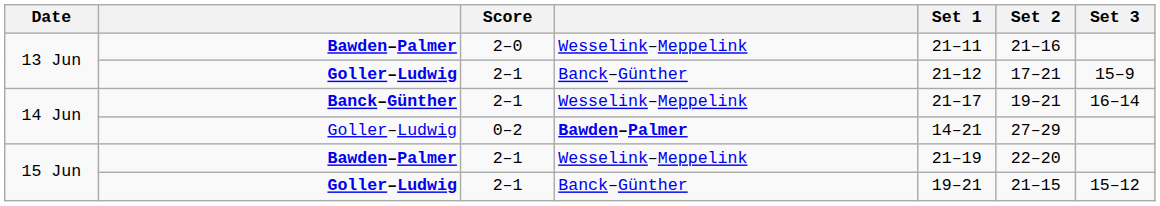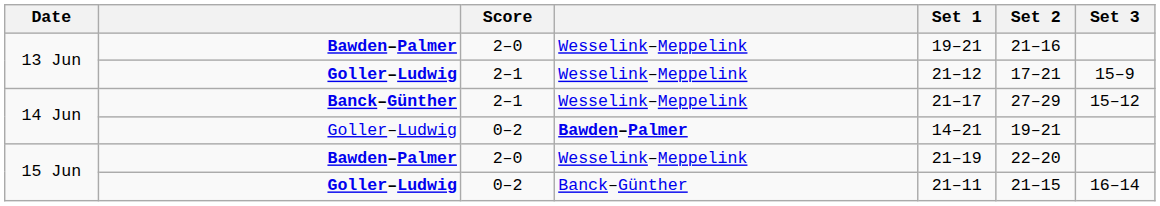(957, 46) 21–11 -> (957, 46) 19–21
(623, 74) Banck–Günther -> (653, 74) Wesselink–Meppelink
(1036, 102) 19–21 -> (1036, 102) 27–29
(1115, 102) 16–14 -> (1115, 102) 15–12
(1036, 130) 27–29 -> (1036, 130) 19–21
(508, 158) 2–1 -> (508, 158) 2–0
(508, 186) 2–1 -> (508, 186) 0–2
(957, 186) 19–21 -> (957, 186) 21–11
(1115, 186) 15–12 -> (1115, 186) 16–14
